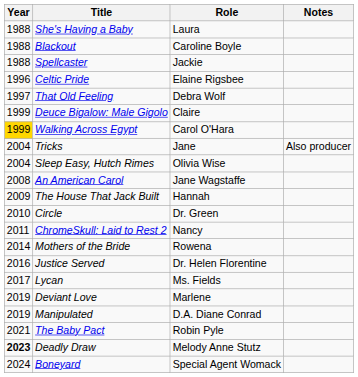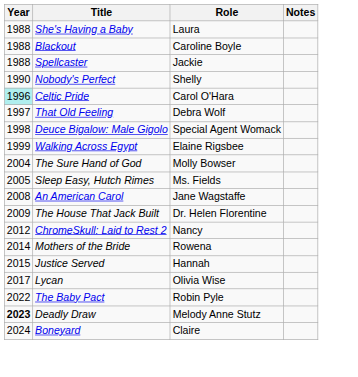+ row: (75, 79)
(19, 79) no background -> (19, 96) paleturquoise background
(208, 79) Elaine Rigsbee -> (203, 96) Carol O'Hara
(19, 113) 1999 -> (19, 130) 1998
(186, 113) Claire -> (227, 130) Special Agent Womack
(19, 130) gold background -> (19, 146) no background
(203, 130) Carol O'Hara -> (208, 146) Elaine Rigsbee
+ row: (88, 163)
- row: (49, 146)
(19, 163) 2004 -> (19, 180) 2005
(199, 163) Olivia Wise -> (197, 180) Ms. Fields
(191, 197) Hannah -> (220, 213) Dr. Helen Florentine
- row: (49, 213)
(18, 230) 2011 -> (19, 230) 2012
(19, 264) 2016 -> (19, 264) 2015
(220, 264) Dr. Helen Florentine -> (191, 264) Hannah
(197, 280) Ms. Fields -> (199, 280) Olivia Wise
- row: (66, 297)
- row: (64, 314)
(19, 331) 2021 -> (19, 297) 2022
(227, 364) Special Agent Womack -> (186, 331) Claire
